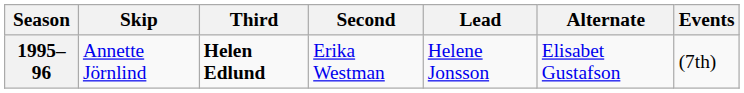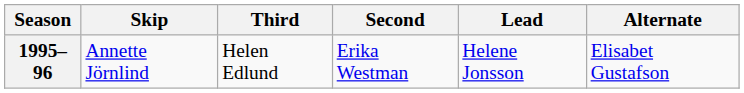- column: (707, 19)
(235, 61) bold -> (250, 61) normal
